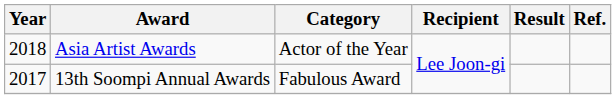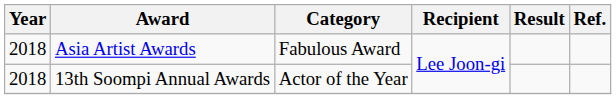(343, 49) Actor of the Year -> (339, 49) Fabulous Award
(28, 78) 2017 -> (28, 78) 2018
(339, 78) Fabulous Award -> (343, 78) Actor of the Year
